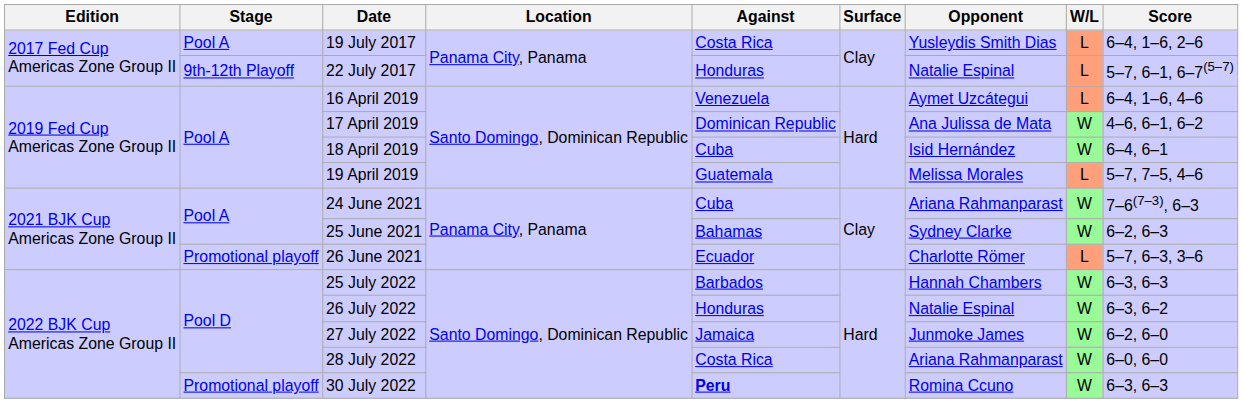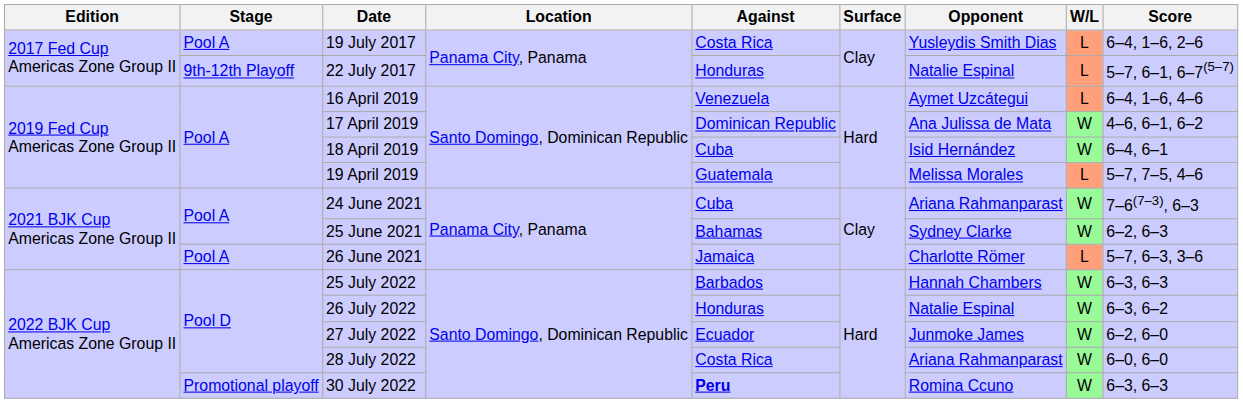(251, 256) Promotional playoff -> (206, 256) Pool A
(725, 256) Ecuador -> (725, 256) Jamaica
(725, 333) Jamaica -> (725, 333) Ecuador
